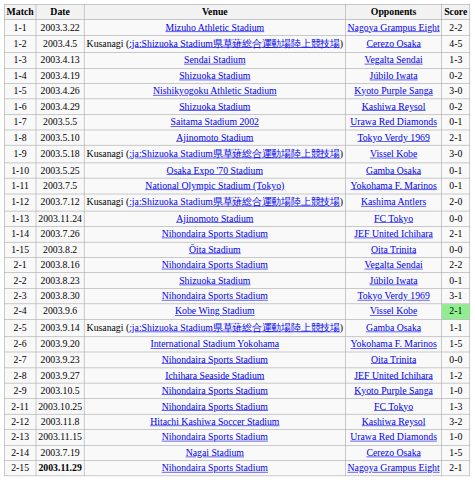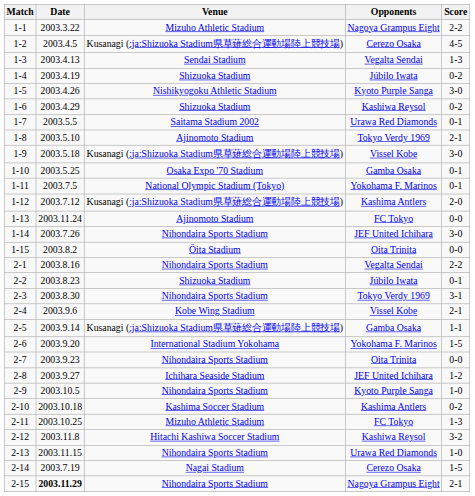(456, 234) 2-1 -> (456, 234) 3-0
(456, 311) lightgreen background -> (456, 311) no background
+ row: (20, 406)
(215, 406) Nihondaira Sports Stadium -> (215, 422) Mizuho Athletic Stadium
